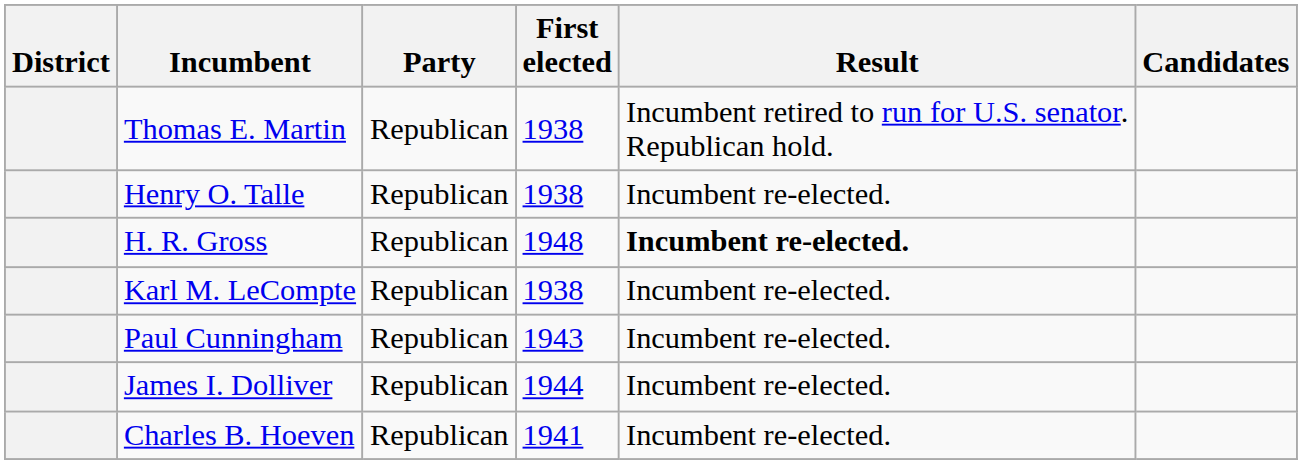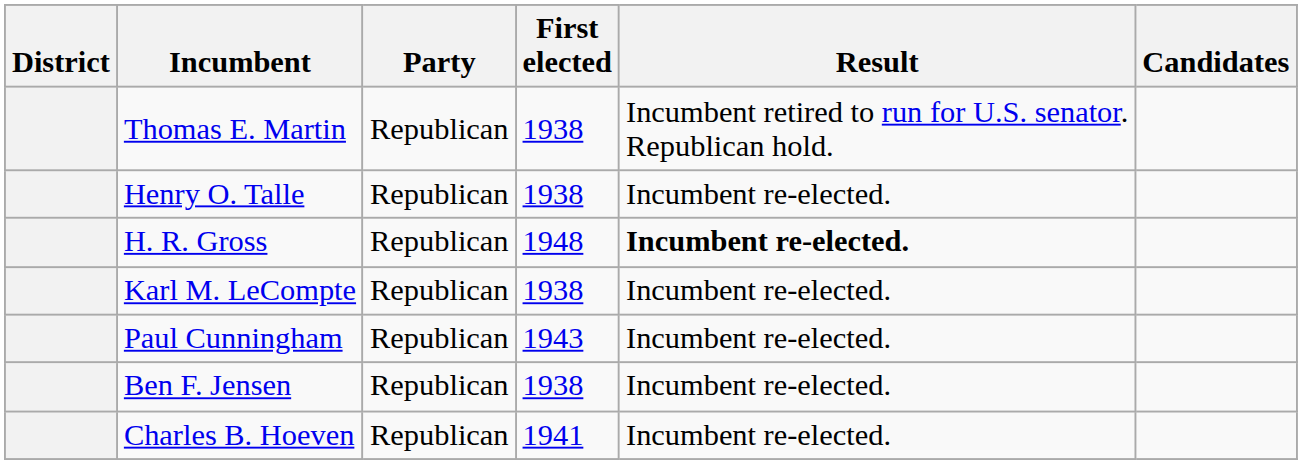- row: (228, 386)
+ row: (208, 386)
